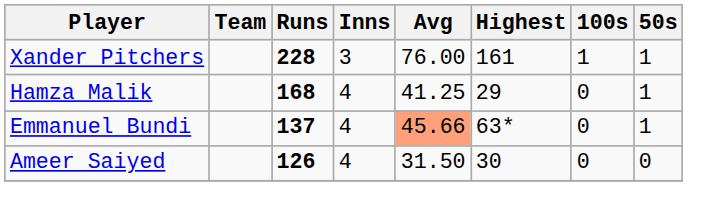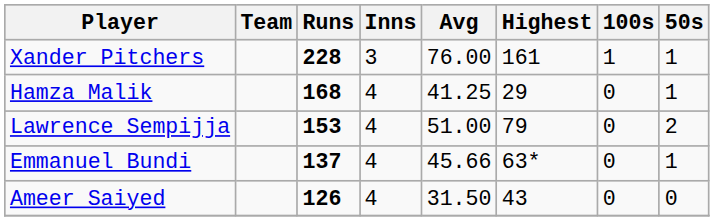+ row: (120, 128)
(433, 128) lightsalmon background -> (459, 163) no background
(489, 163) 30 -> (515, 198) 43
